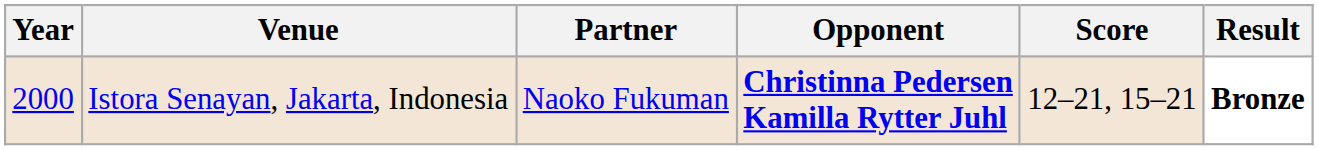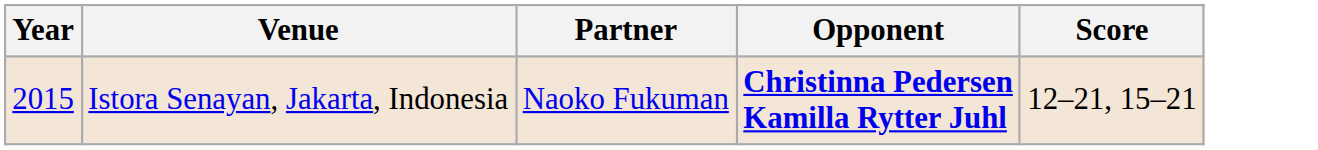- column: (1258, 30)
(43, 99) 2000 -> (43, 99) 2015
